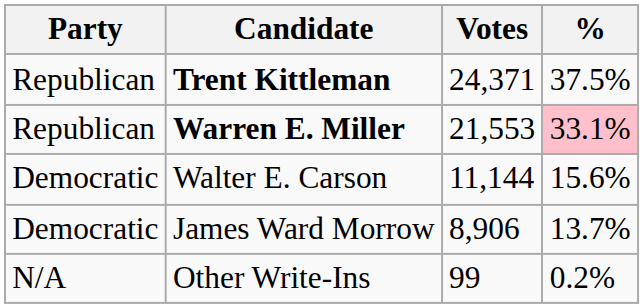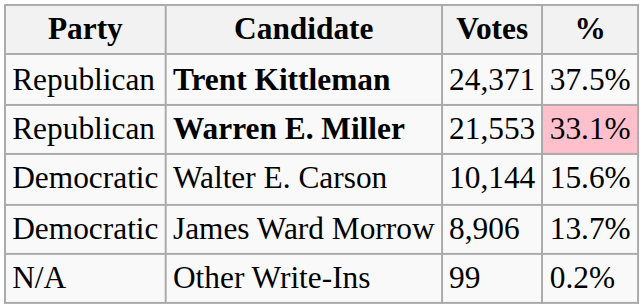(492, 178) 11,144 -> (492, 178) 10,144
